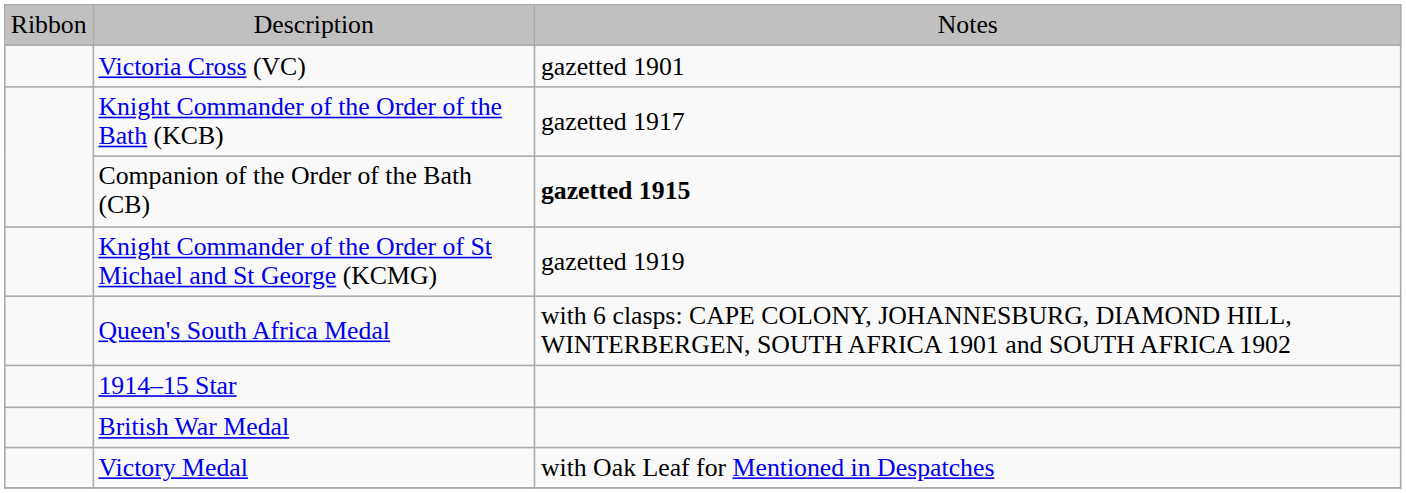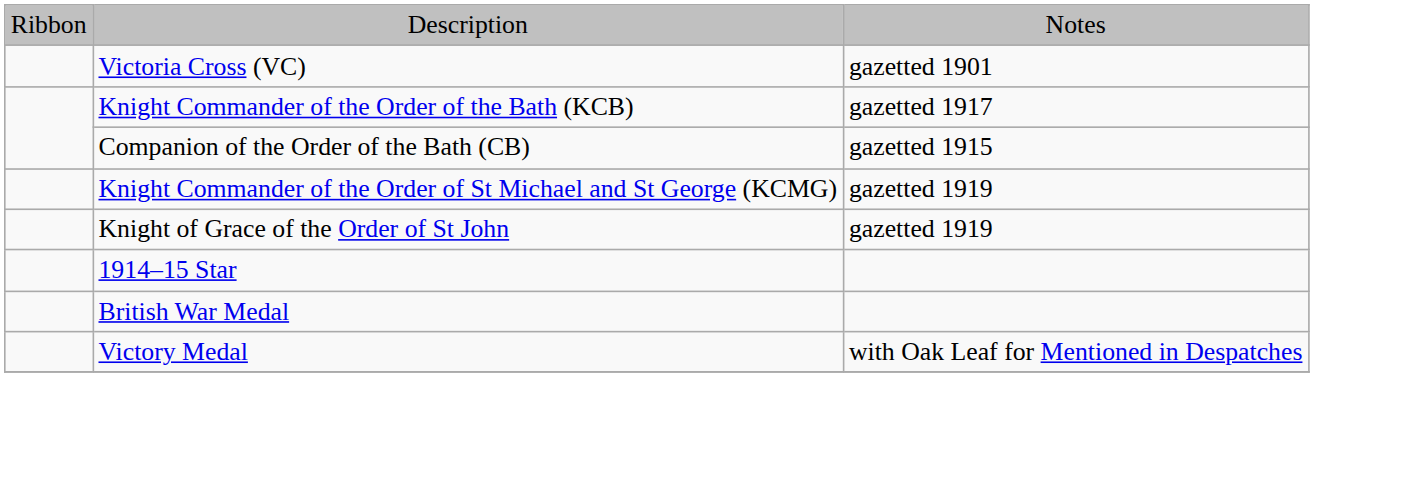(616, 190) bold -> (921, 147) normal
+ row: (304, 229)
- row: (244, 330)
